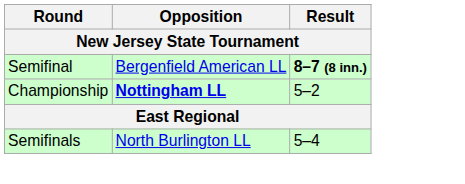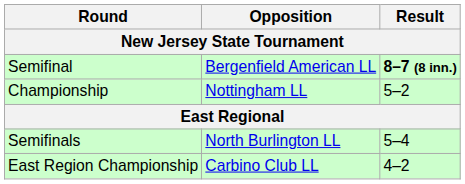(171, 91) bold -> (256, 91) normal
+ row: (103, 166)
